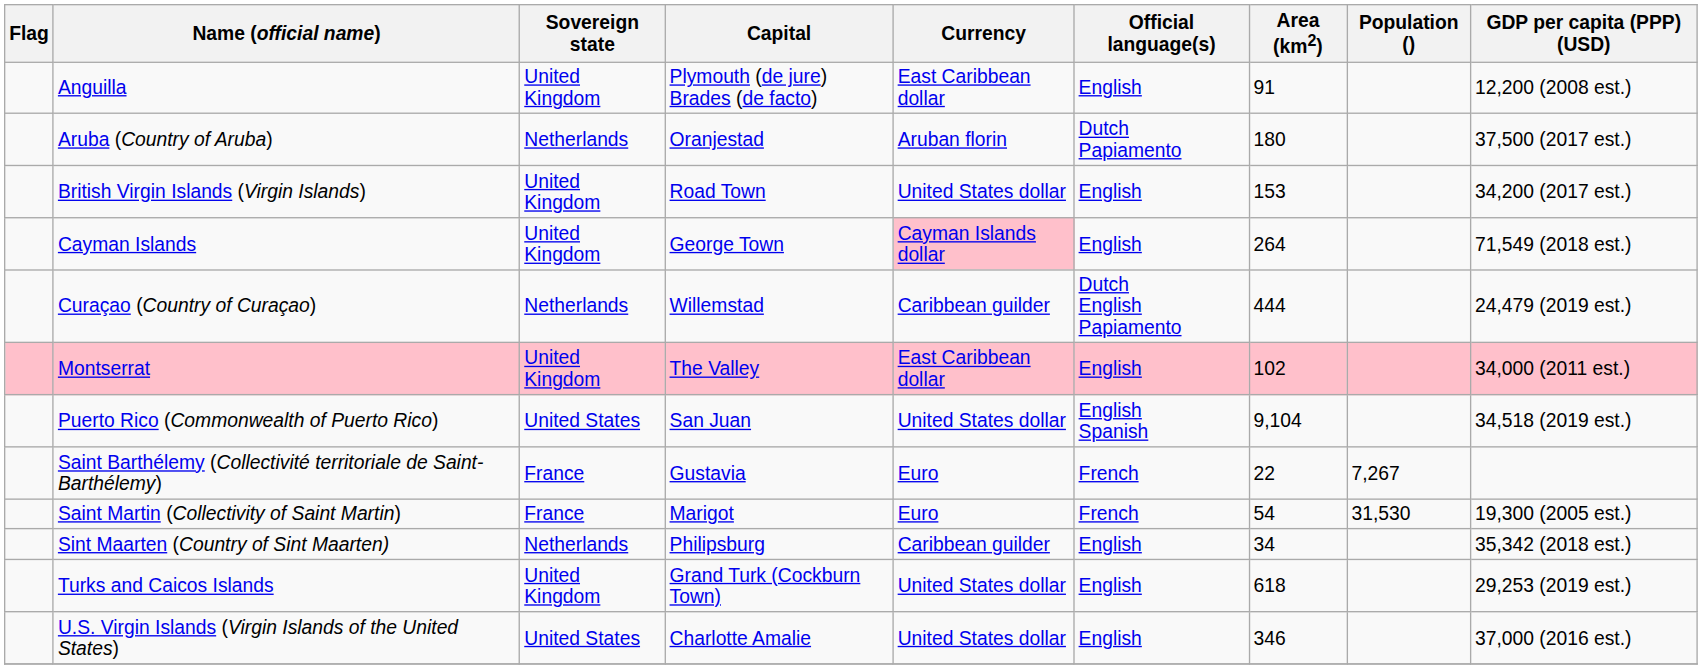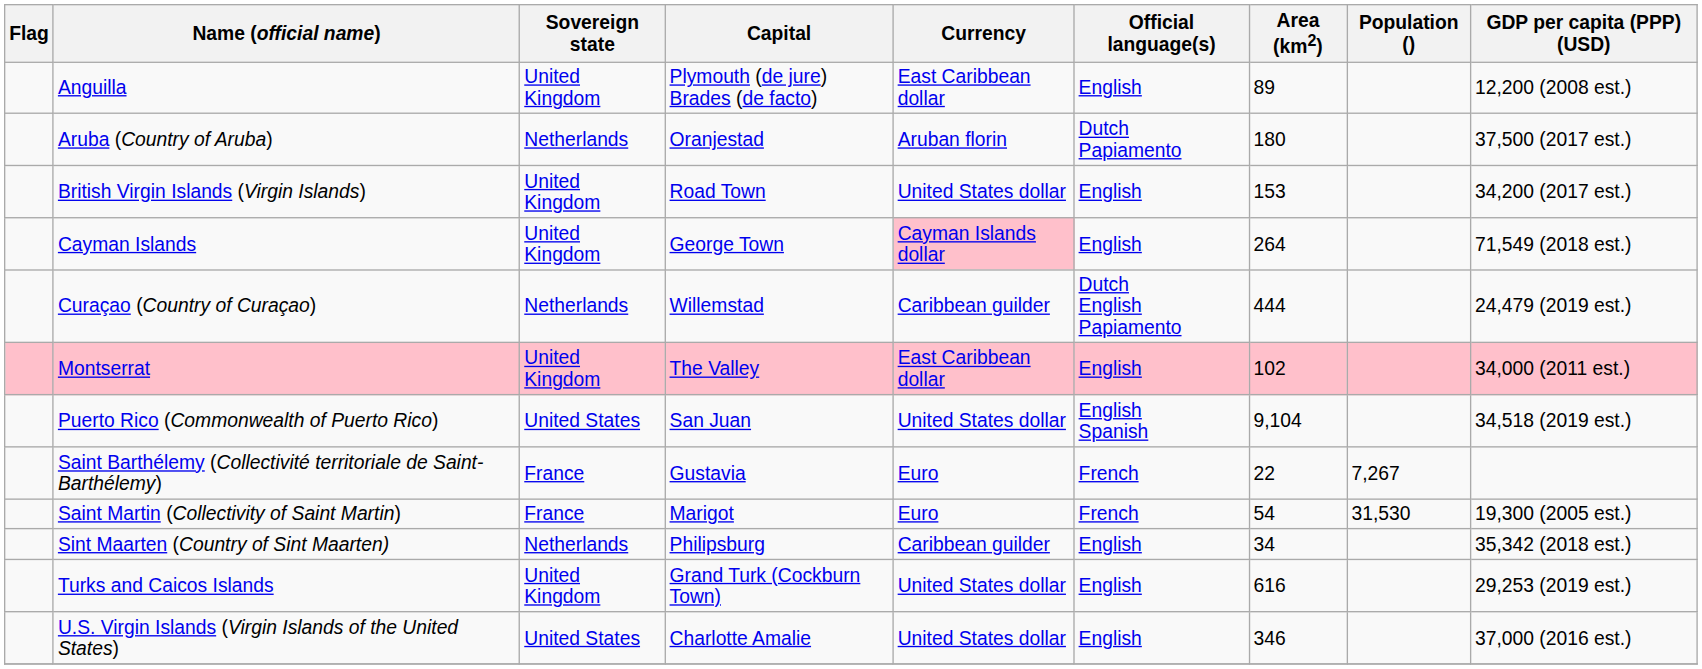(1264, 88) 91 -> (1264, 88) 89
(1270, 586) 618 -> (1270, 586) 616
